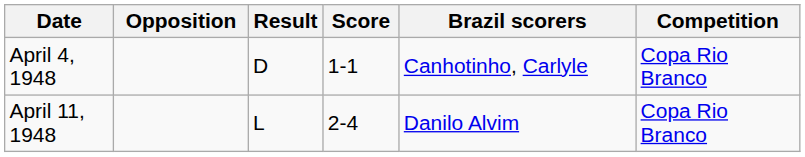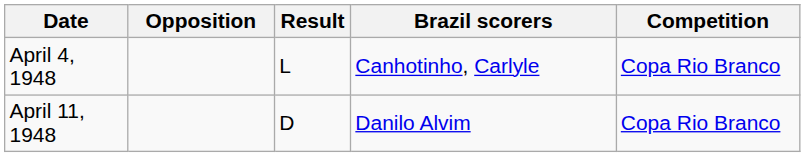- column: (361, 21)
(260, 66) D -> (285, 66) L
(259, 122) L -> (287, 122) D
